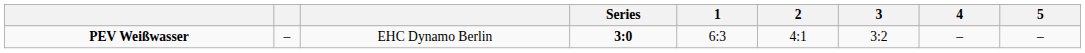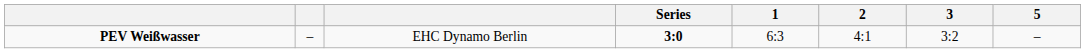- column: (960, 15)
